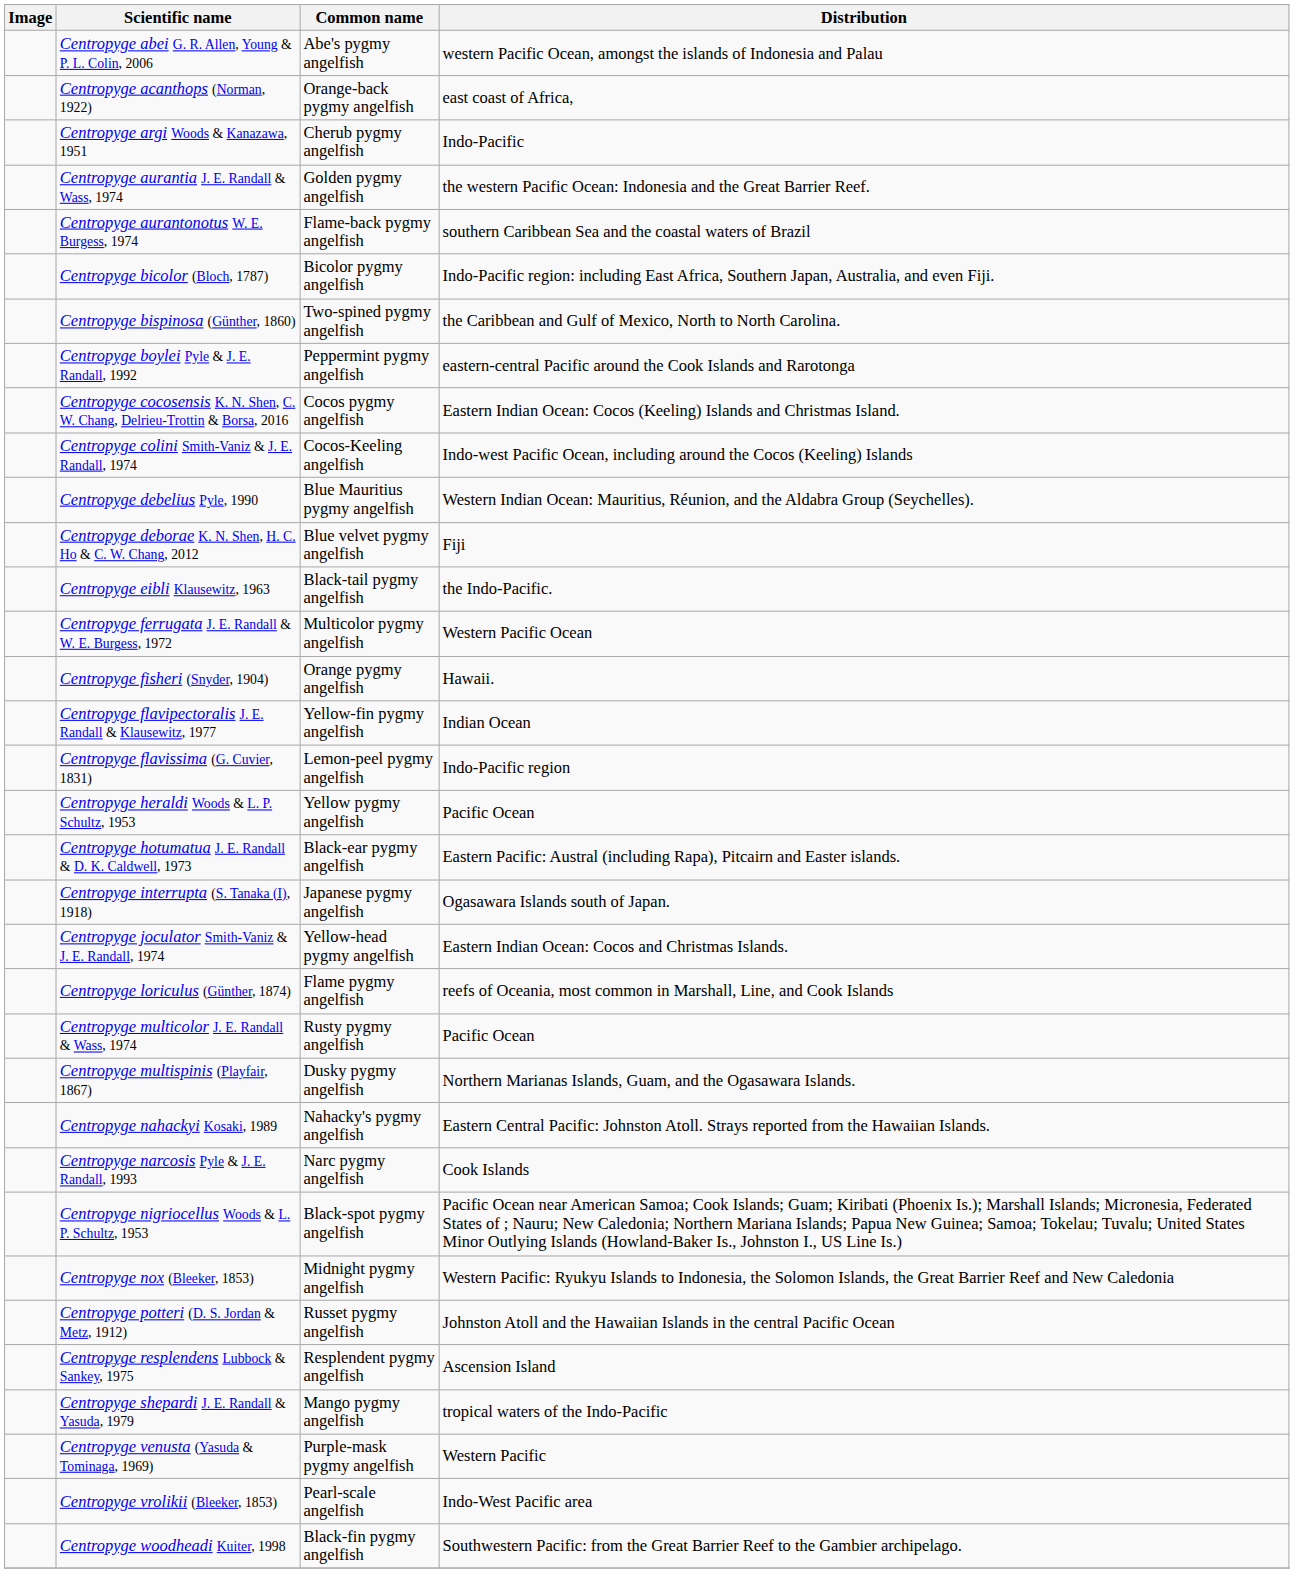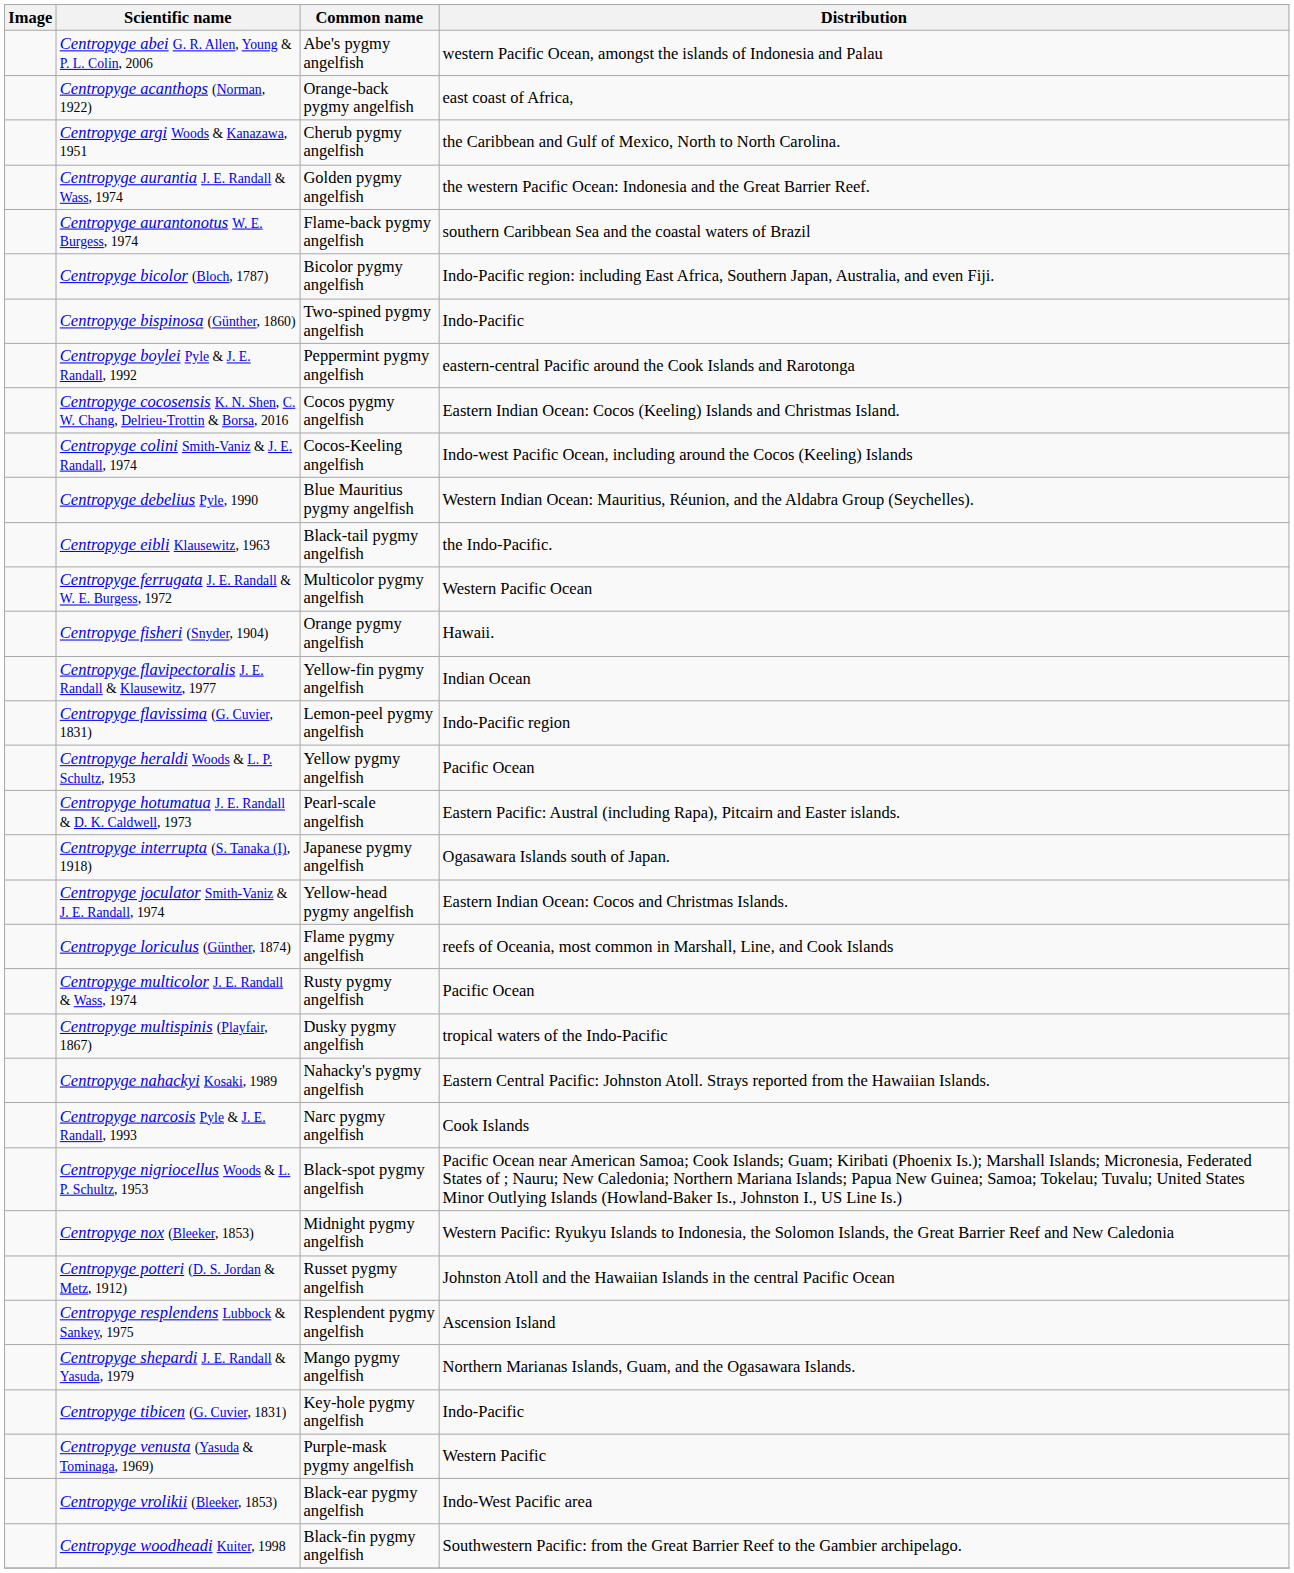(483, 142) Indo-Pacific -> (641, 142) the Caribbean and Gulf of Mexico, North to North Carolina.
(641, 321) the Caribbean and Gulf of Mexico, North to North Carolina. -> (483, 321) Indo-Pacific
- row: (178, 544)
(360, 857) Black-ear pygmy angelfish -> (340, 812) Pearl-scale angelfish
(649, 1080) Northern Marianas Islands, Guam, and the Ogasawara Islands. -> (555, 1035) tropical waters of the Indo-Pacific
(555, 1411) tropical waters of the Indo-Pacific -> (649, 1367) Northern Marianas Islands, Guam, and the Ogasawara Islands.
+ row: (173, 1411)
(340, 1501) Pearl-scale angelfish -> (360, 1501) Black-ear pygmy angelfish
